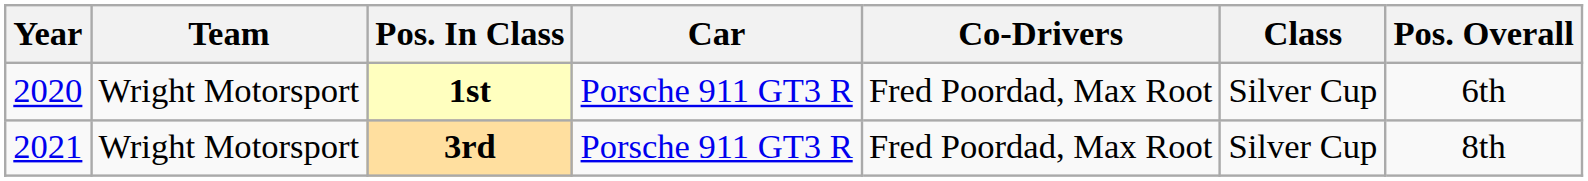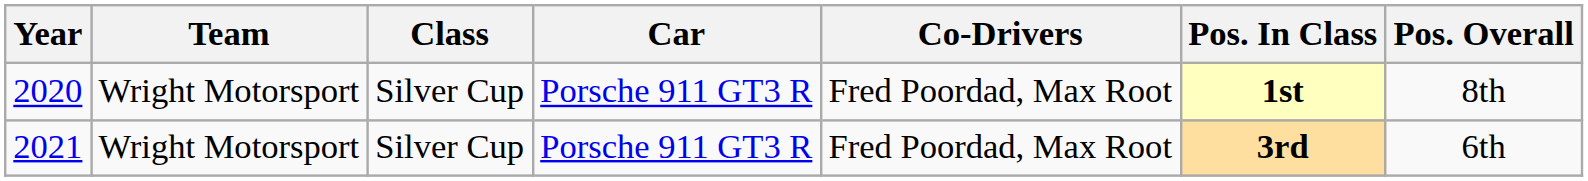columns swapped: (1303, 33) <-> (470, 33)
(1484, 90) 6th -> (1484, 90) 8th
(1484, 147) 8th -> (1484, 147) 6th
